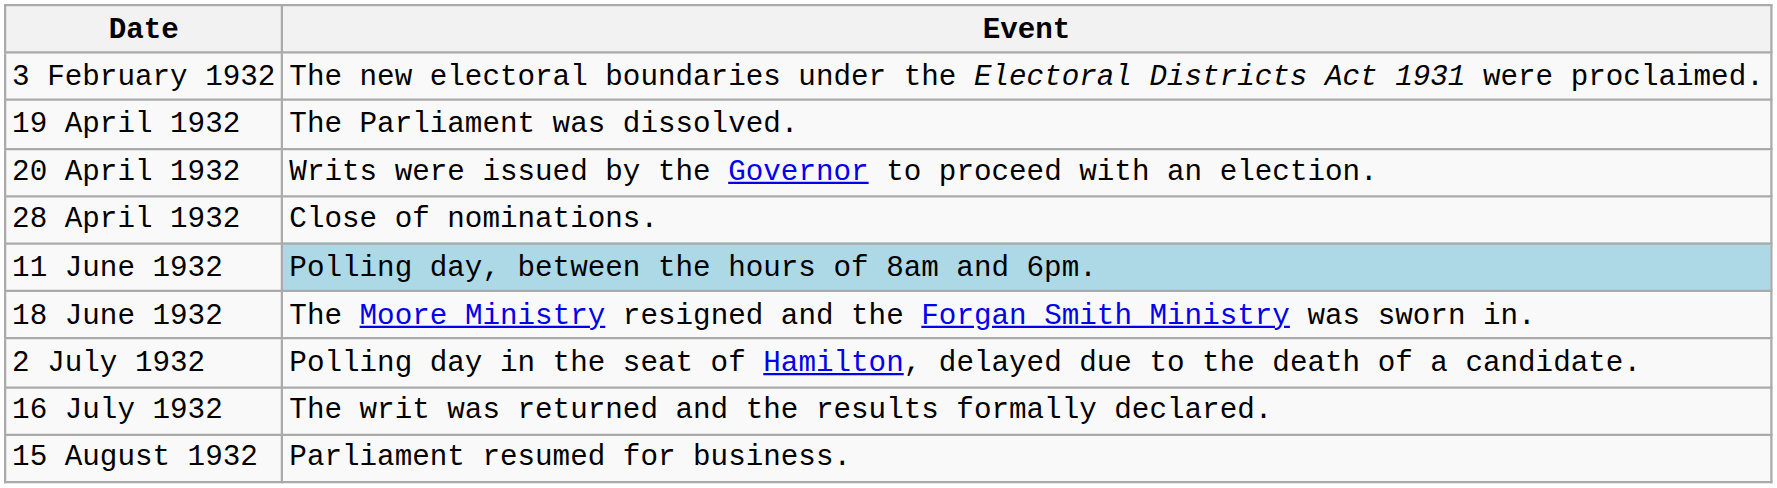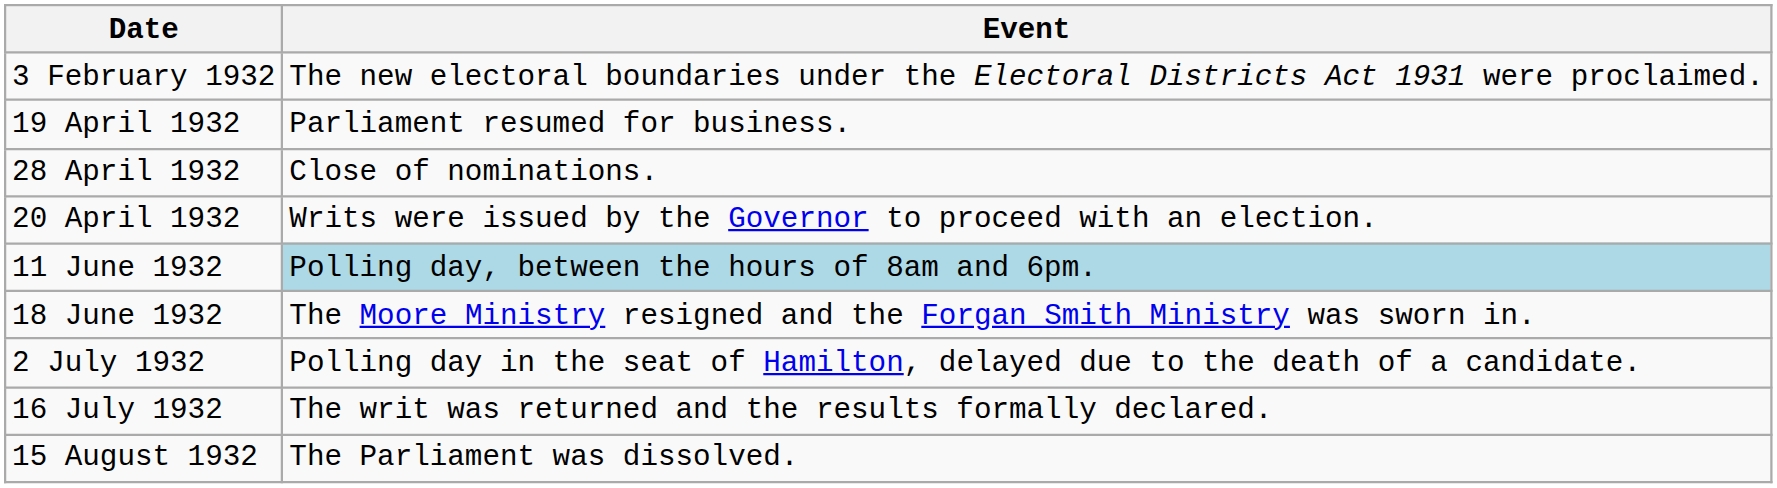(544, 124) The Parliament was dissolved. -> (570, 124) Parliament resumed for business.
rows swapped: (126, 172) <-> (126, 220)
(570, 458) Parliament resumed for business. -> (544, 458) The Parliament was dissolved.
